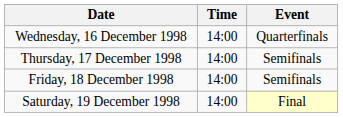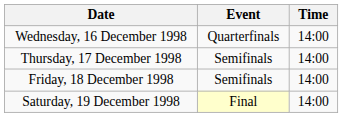columns swapped: (222, 15) <-> (292, 15)
